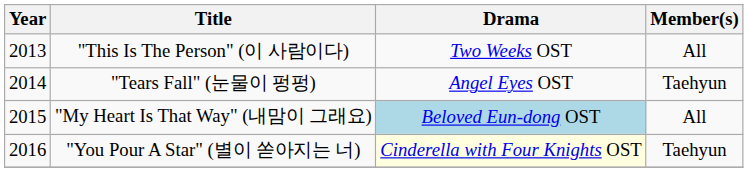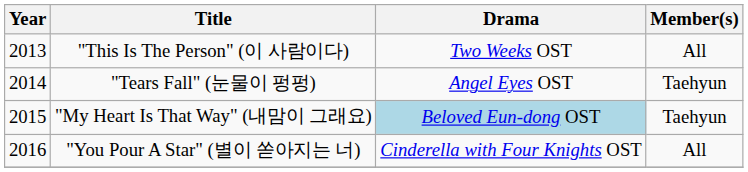(695, 117) All -> (695, 117) Taehyun
(511, 150) lightyellow background -> (511, 150) no background
(695, 150) Taehyun -> (695, 150) All
